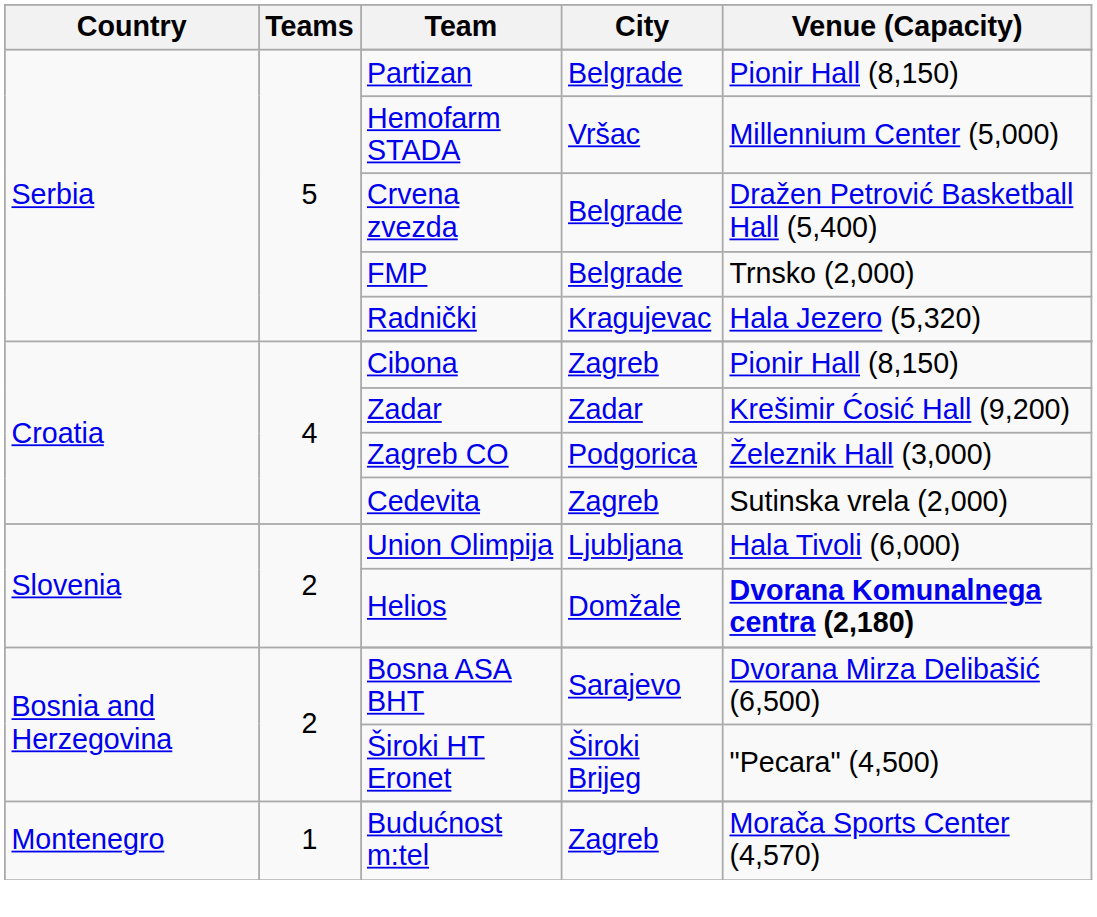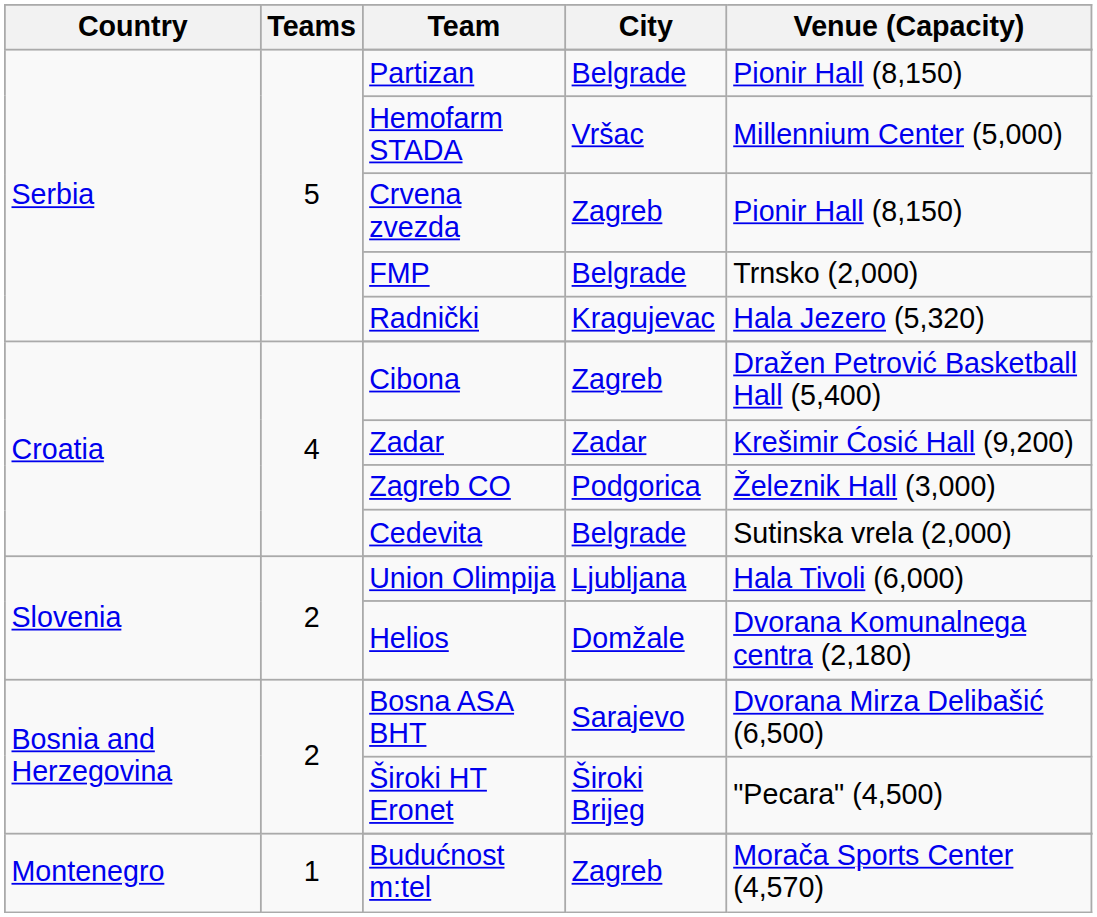(625, 211) Belgrade -> (617, 211) Zagreb
(901, 211) Dražen Petrović Basketball Hall (5,400) -> (848, 211) Pionir Hall (8,150)
(844, 364) Pionir Hall (8,150) -> (905, 380) Dražen Petrović Basketball Hall (5,400)
(613, 500) Zagreb -> (629, 532) Belgrade
(885, 607) bold -> (880, 639) normal
